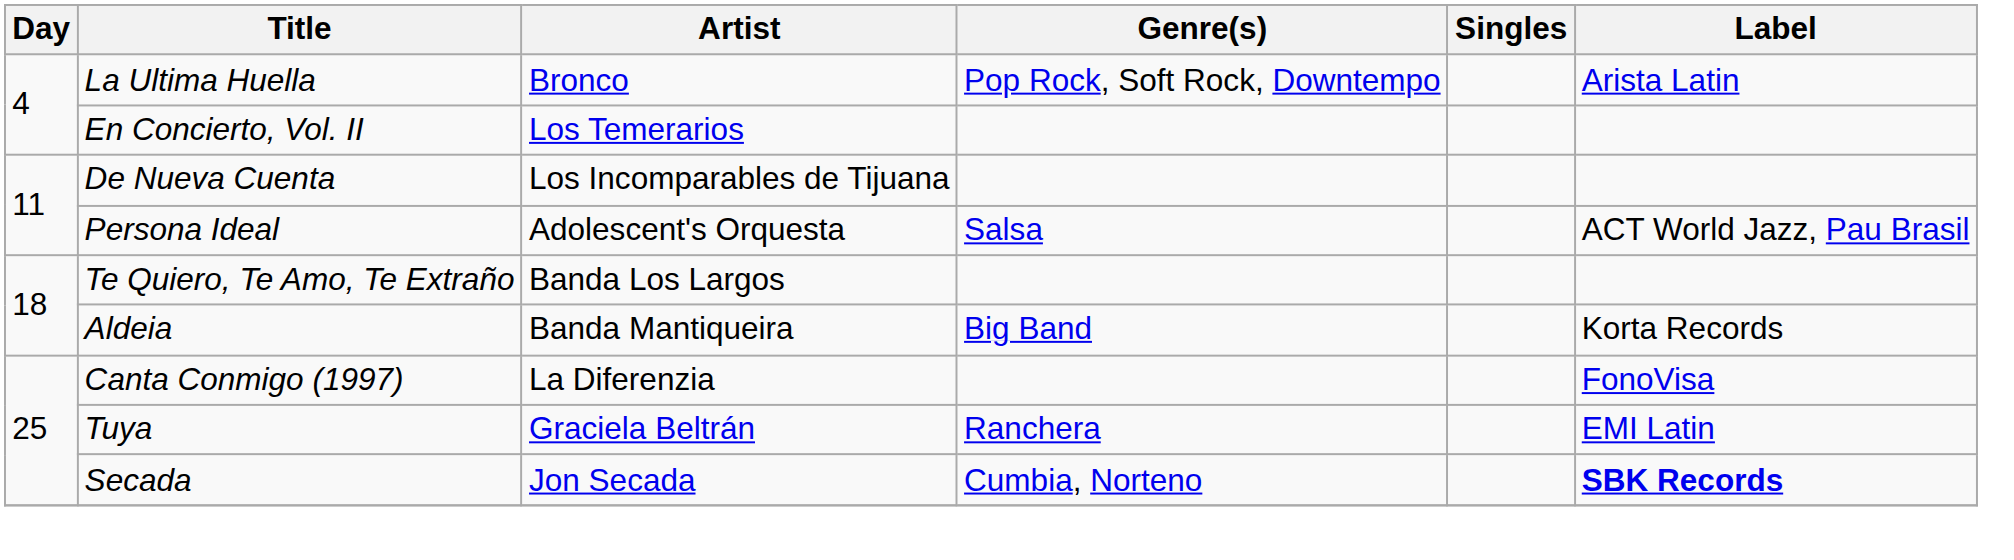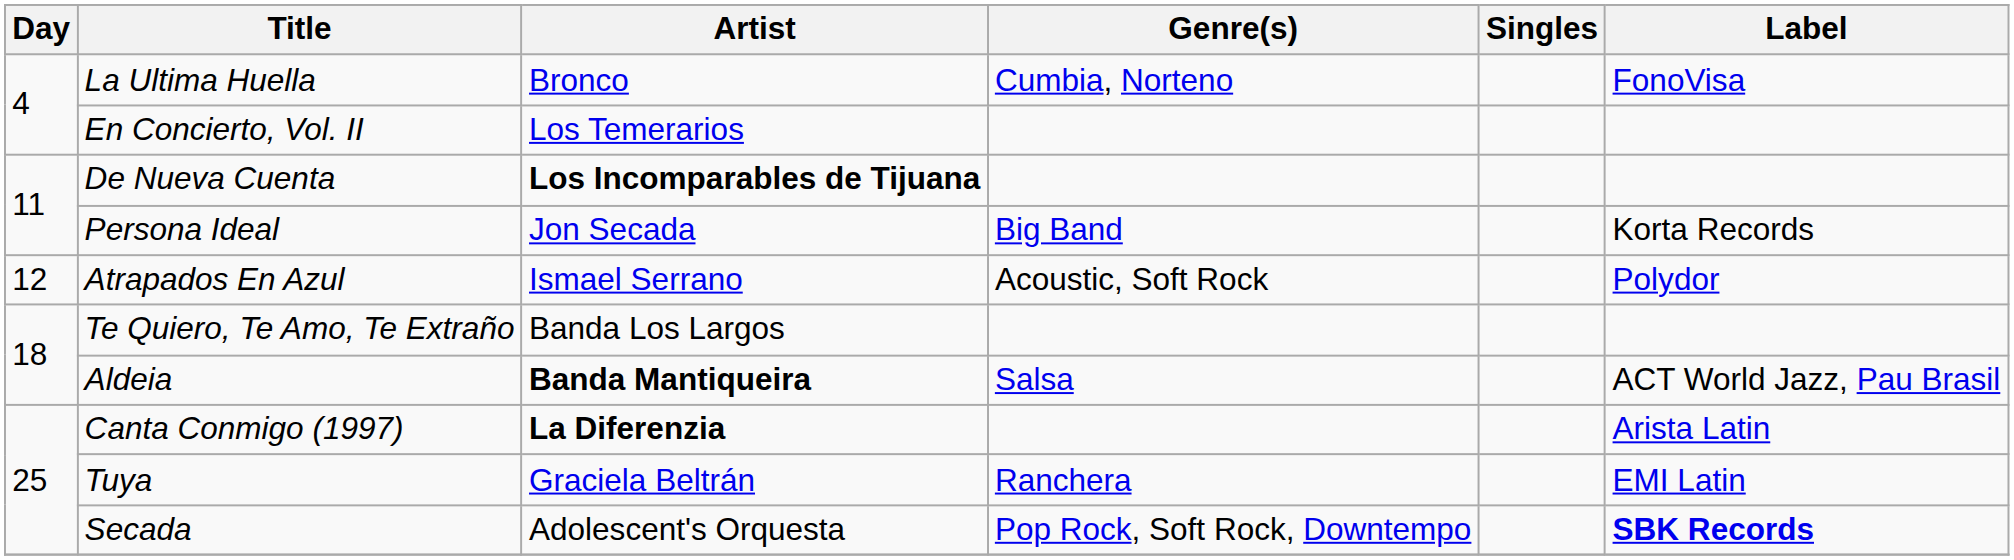(1202, 79) Pop Rock, Soft Rock, Downtempo -> (1114, 79) Cumbia, Norteno
(1661, 79) Arista Latin -> (1679, 79) FonoVisa
(739, 179) normal -> (755, 179) bold
(687, 229) Adolescent's Orquesta -> (612, 229) Jon Secada
(1003, 229) Salsa -> (1059, 229) Big Band
(1776, 229) ACT World Jazz, Pau Brasil -> (1713, 229) Korta Records
+ row: (215, 279)
(661, 329) normal -> (670, 379) bold
(1028, 329) Big Band -> (1034, 379) Salsa
(1682, 329) Korta Records -> (1806, 379) ACT World Jazz, Pau Brasil
(622, 379) normal -> (627, 429) bold
(1648, 379) FonoVisa -> (1691, 429) Arista Latin
(612, 479) Jon Secada -> (687, 529) Adolescent's Orquesta
(1083, 479) Cumbia, Norteno -> (1233, 529) Pop Rock, Soft Rock, Downtempo
